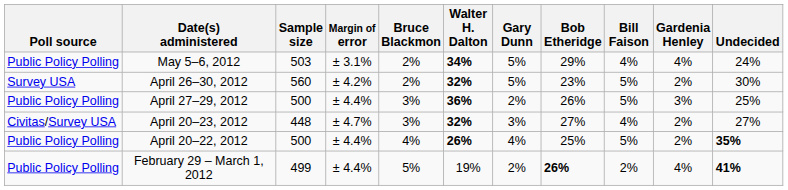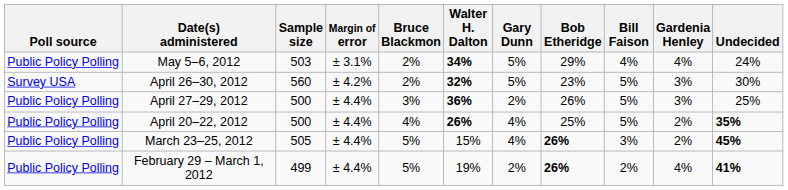(683, 82) 2% -> (683, 82) 3%
- row: (199, 121)
+ row: (199, 141)
